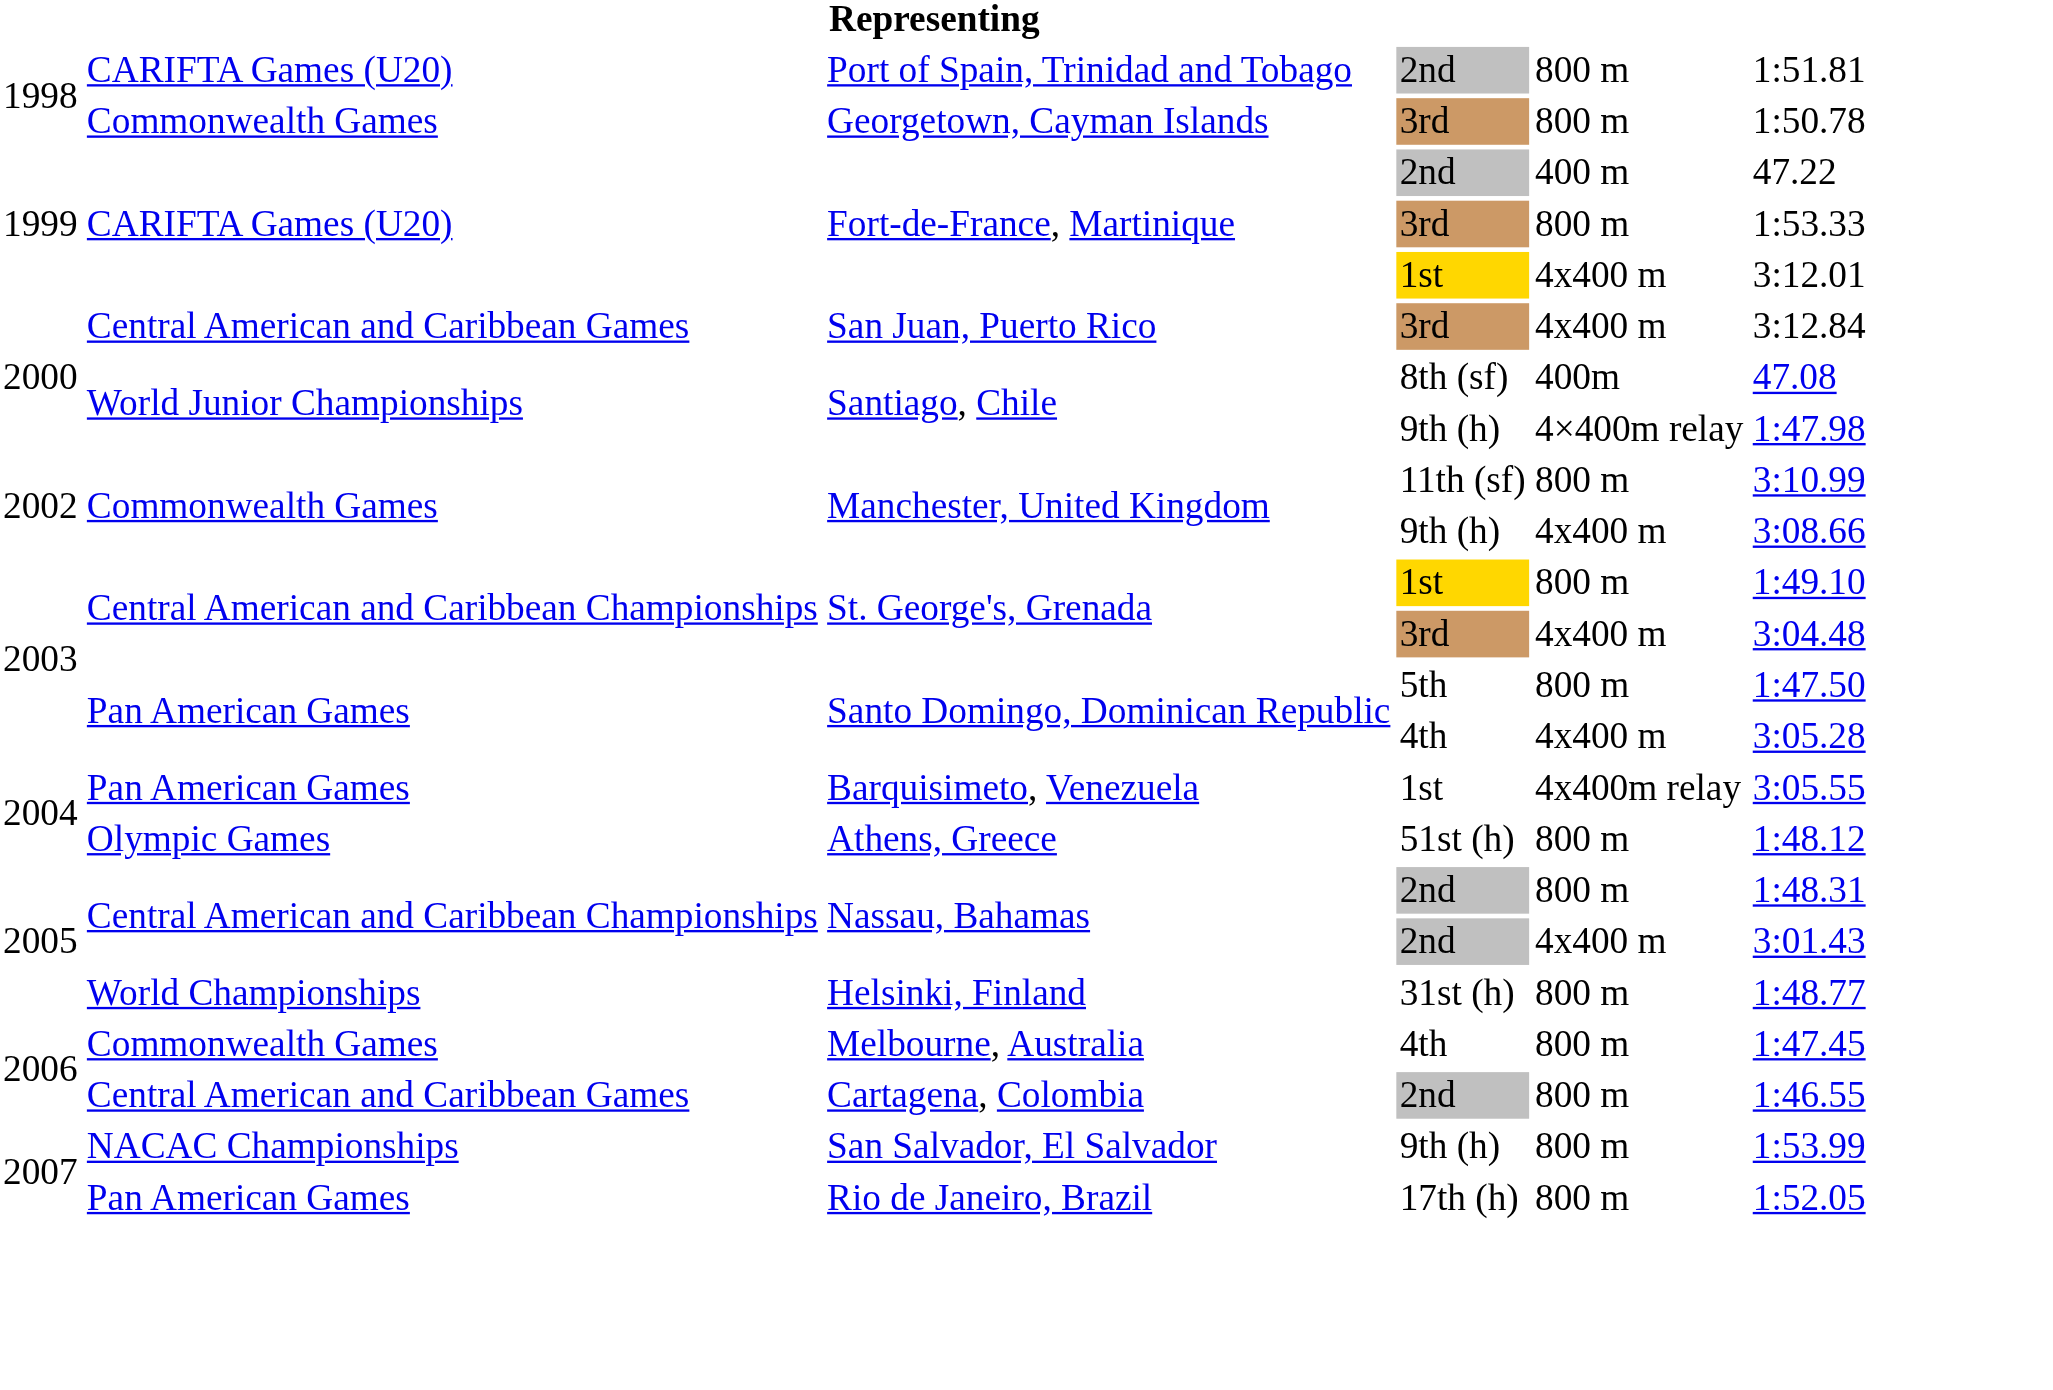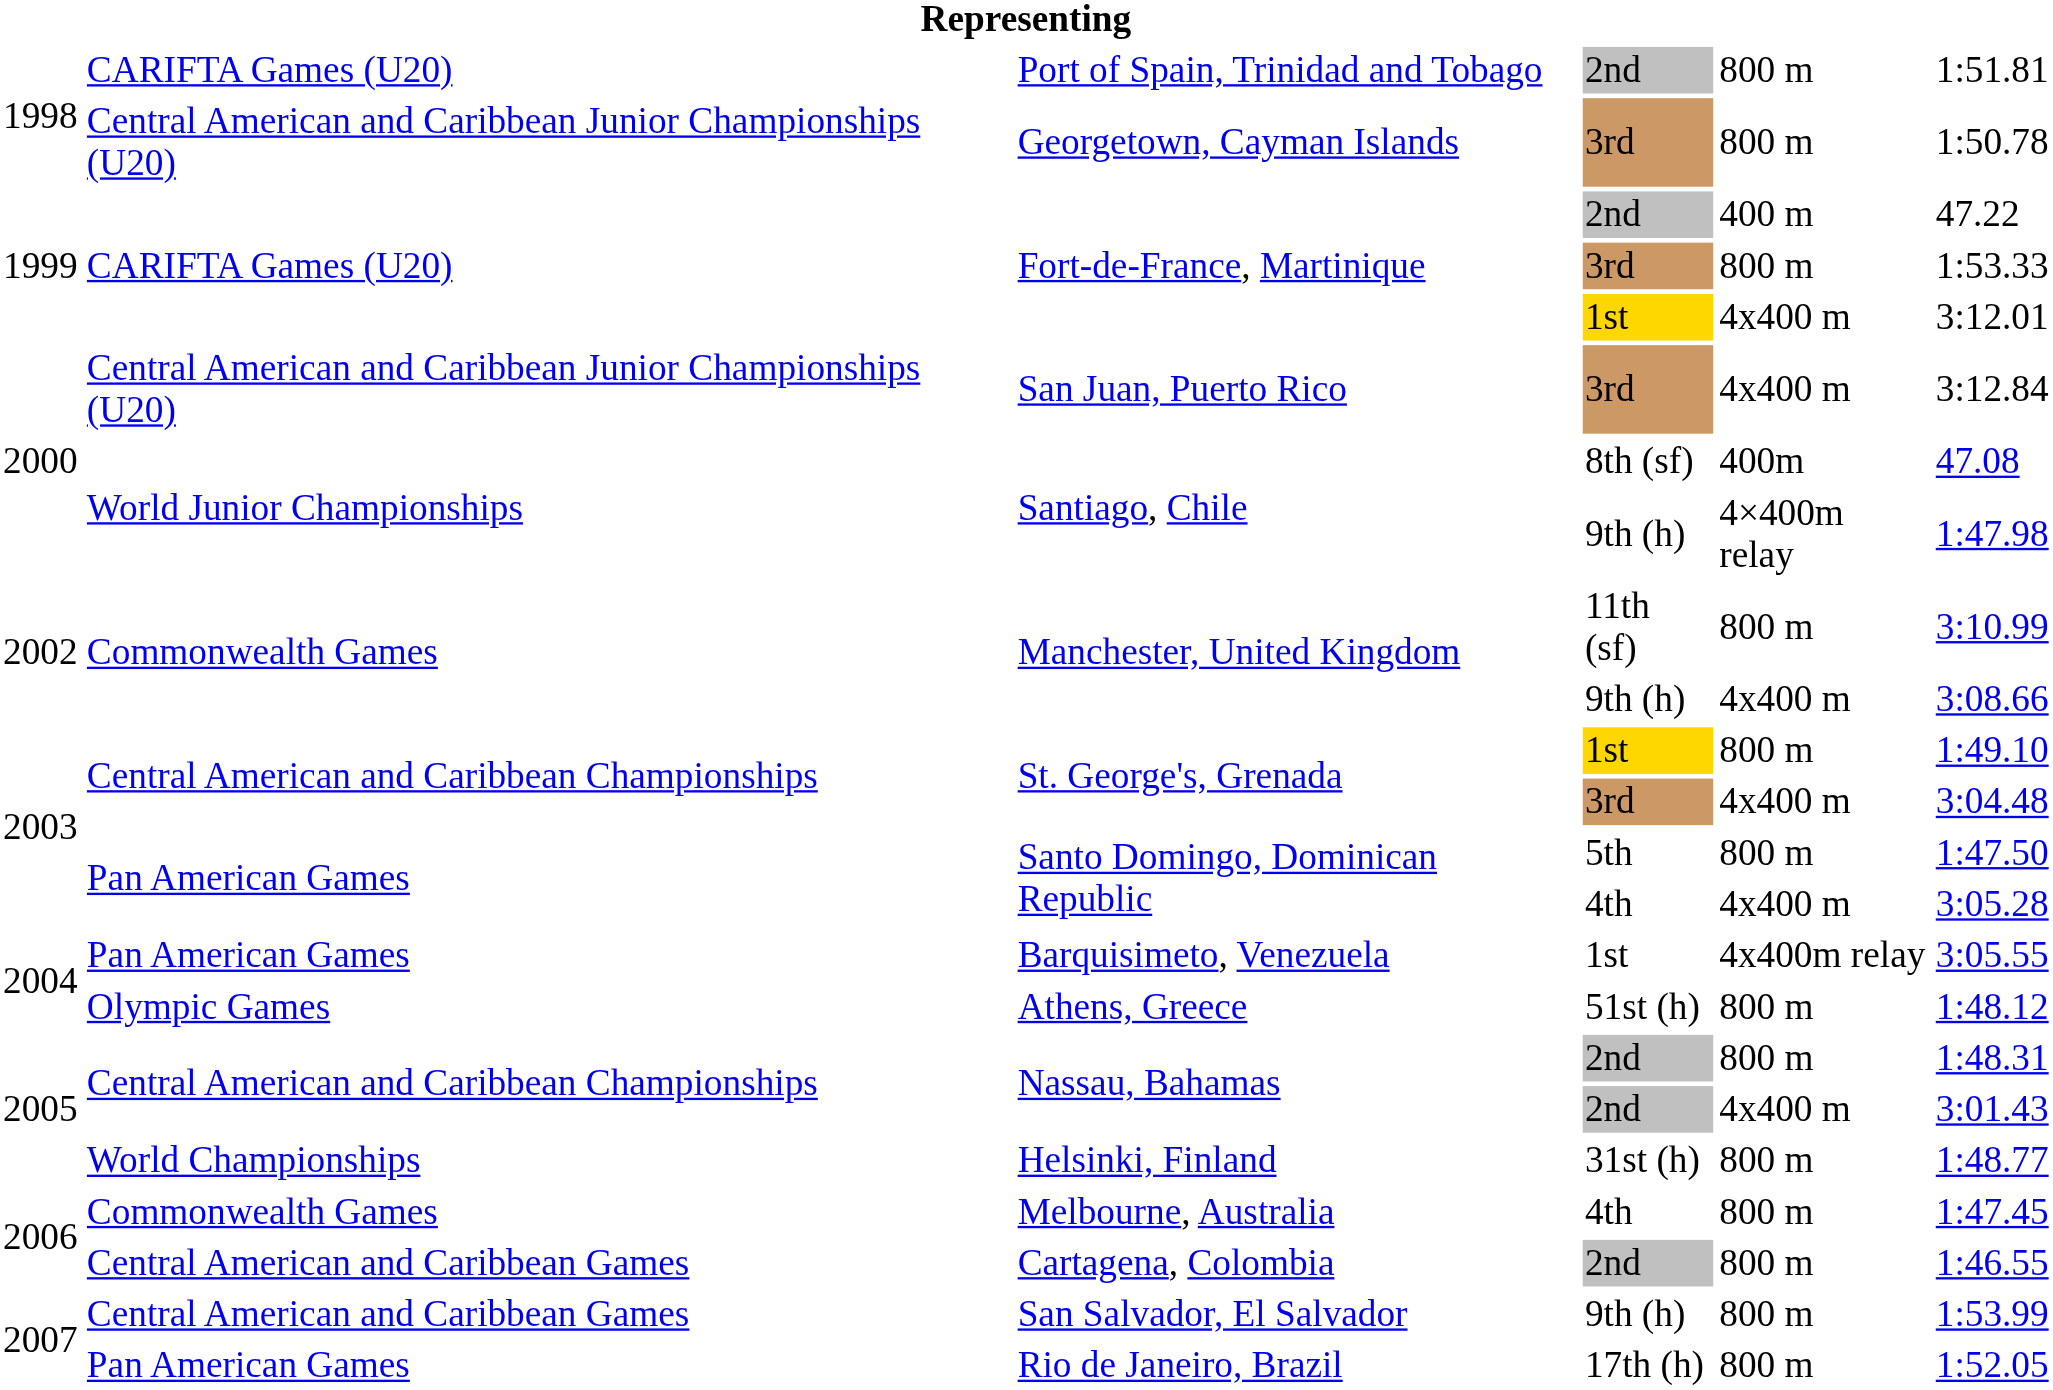(262, 120) Commonwealth Games -> (504, 141) Central American and Caribbean Junior Championships (U20)
(388, 325) Central American and Caribbean Games -> (504, 388) Central American and Caribbean Junior Championships (U20)
(273, 1146) NACAC Championships -> (388, 1313) Central American and Caribbean Games
